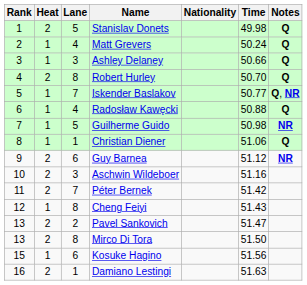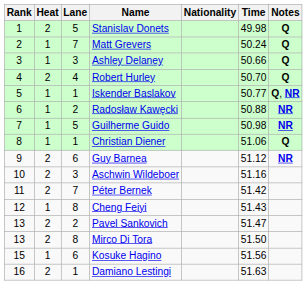(75, 45) 4 -> (75, 45) 7
(75, 77) 8 -> (75, 77) 4
(75, 93) 7 -> (75, 93) 1
(75, 110) 4 -> (75, 110) 2
(285, 110) Q -> (285, 110) NR
